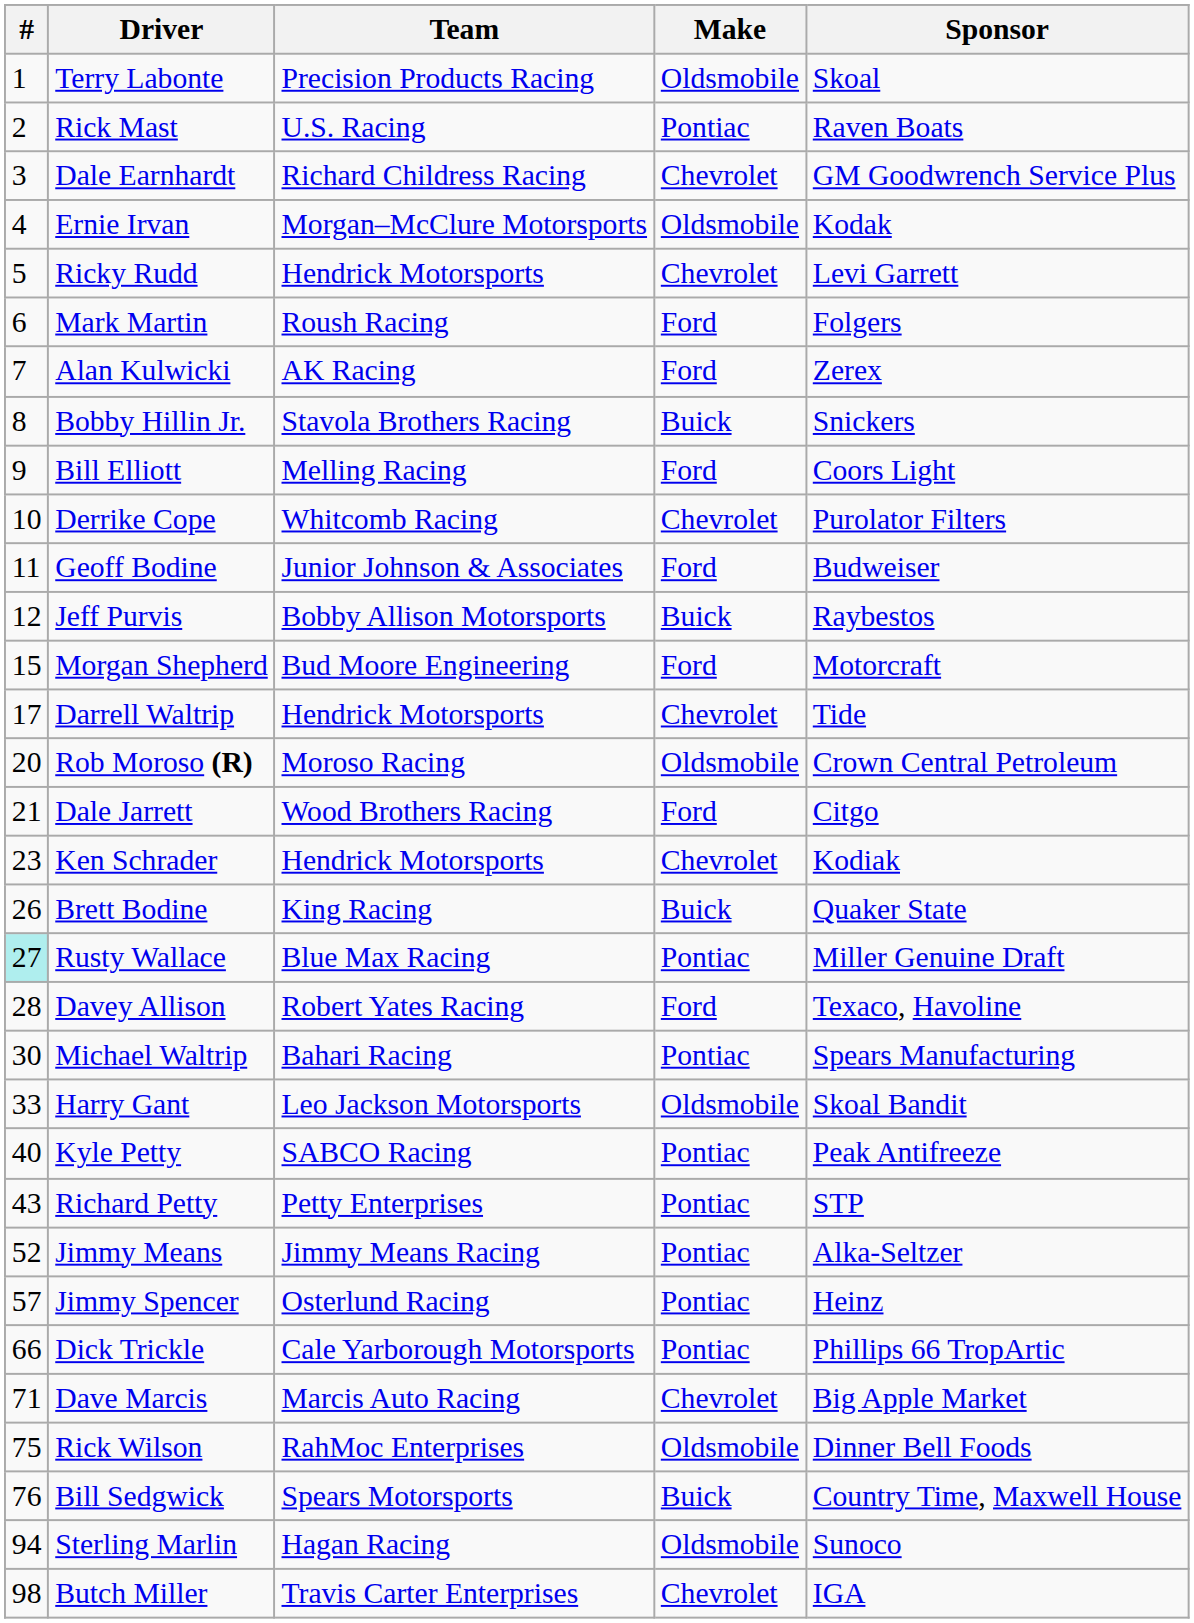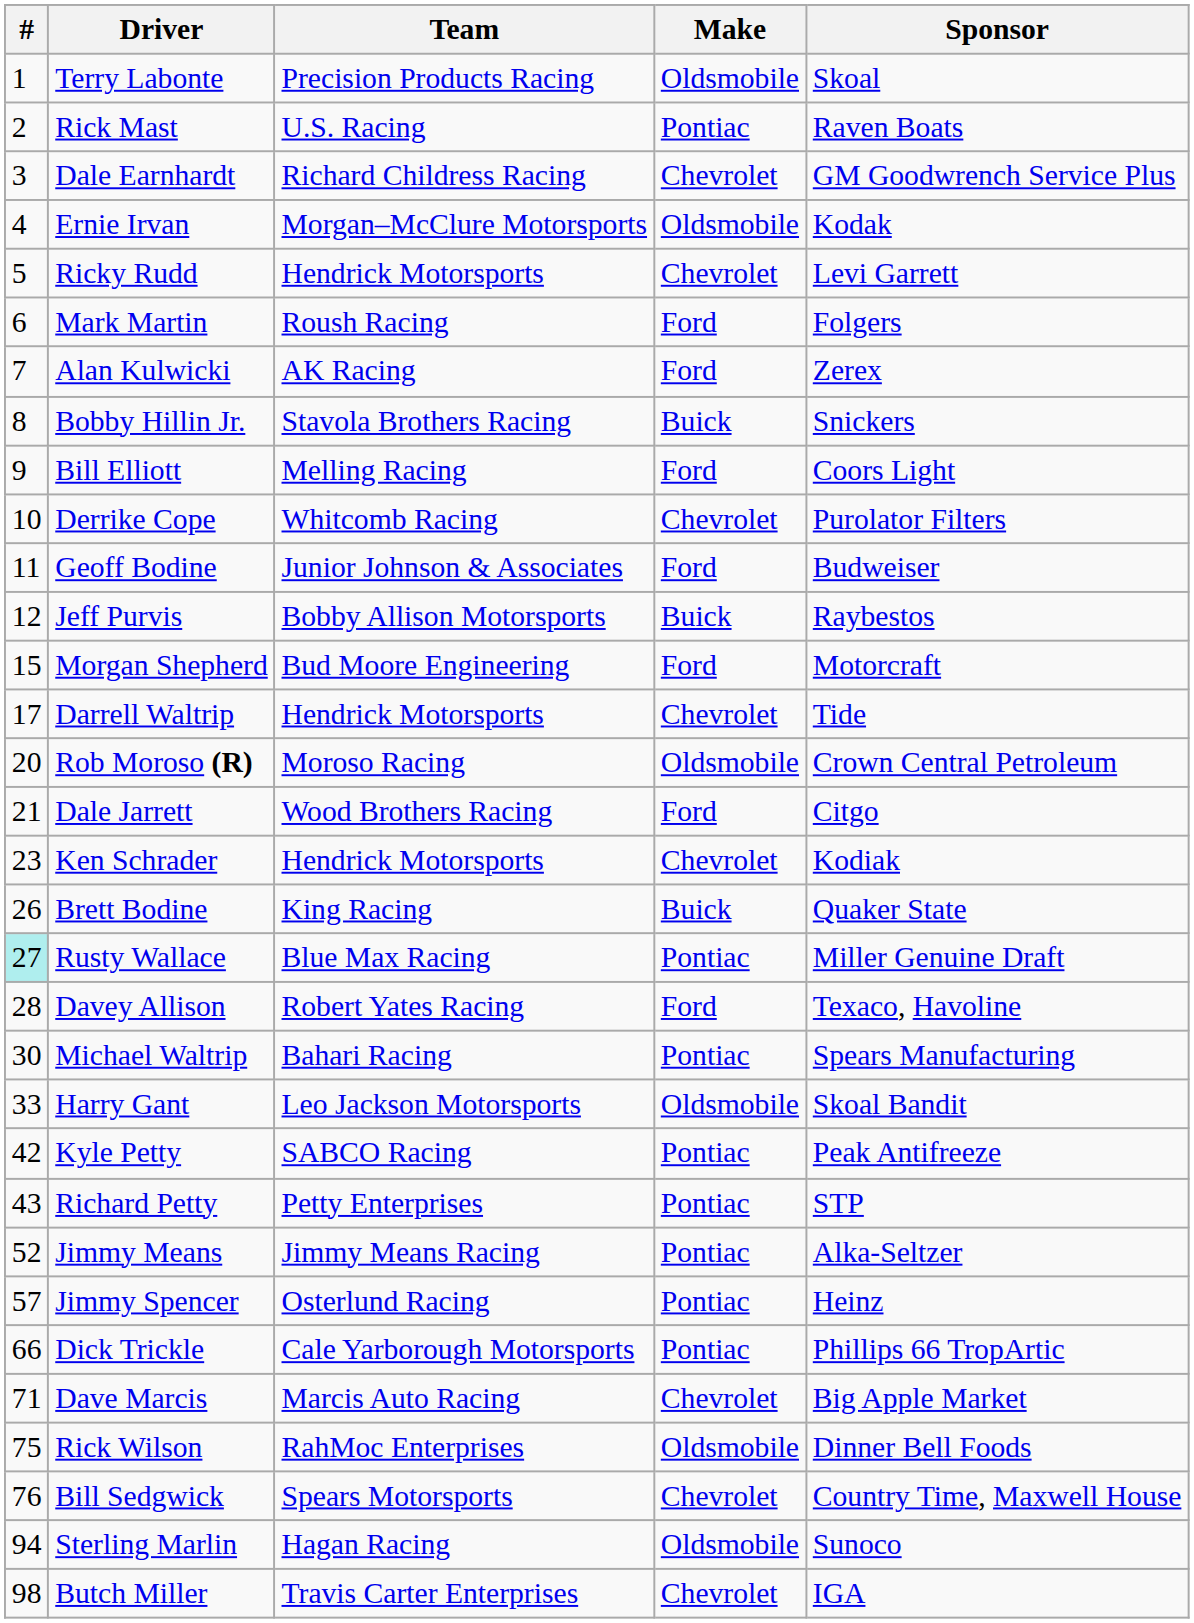(27, 1153) 40 -> (27, 1153) 42
(696, 1495) Buick -> (719, 1495) Chevrolet
